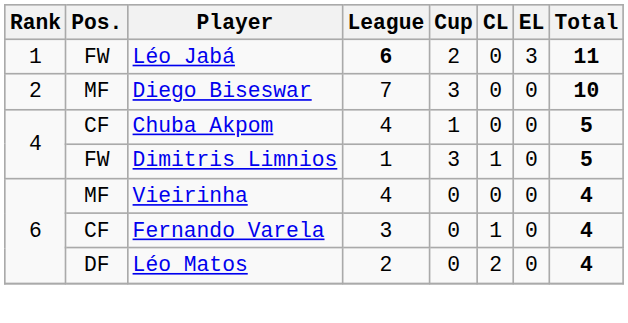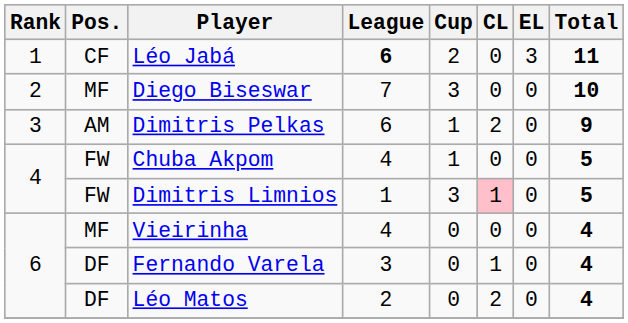(97, 57) FW -> (97, 57) CF
+ row: (229, 126)
(97, 126) CF -> (97, 161) FW
(496, 161) no background -> (496, 196) pink background
(97, 231) CF -> (97, 265) DF
